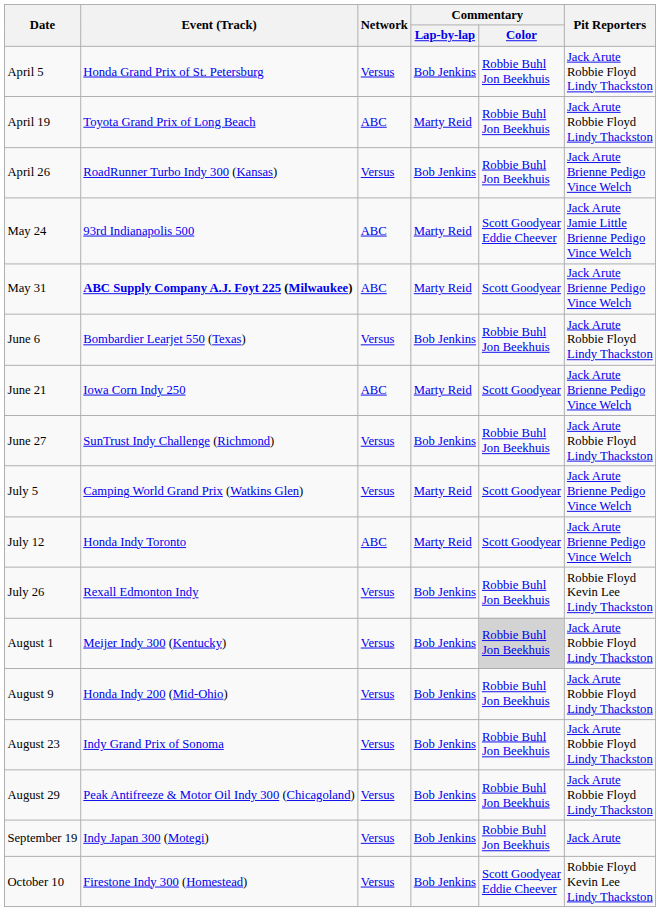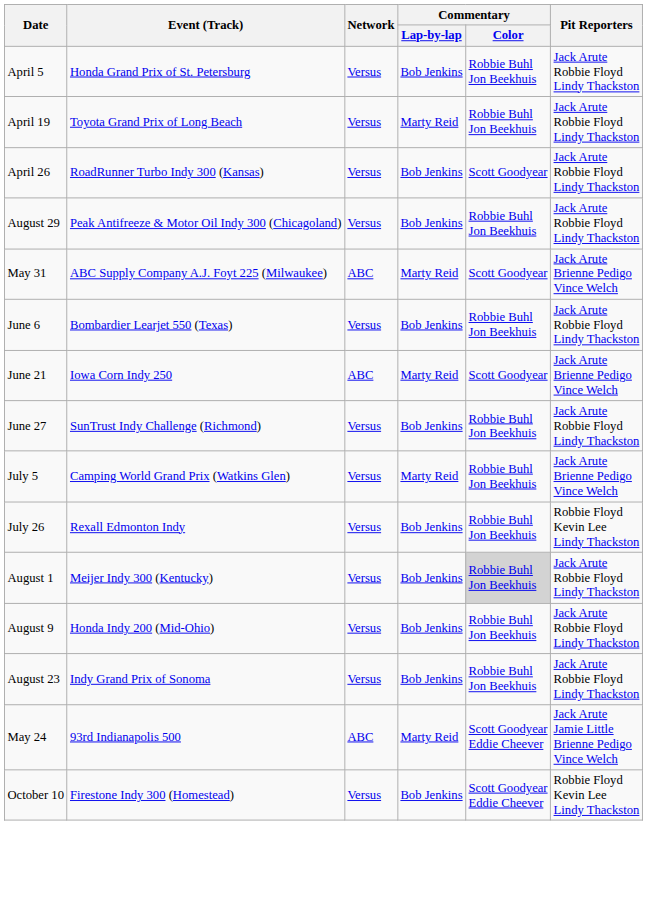(374, 121) ABC -> (364, 121) Versus
(516, 172) Robbie Buhl Jon Beekhuis -> (508, 172) Scott Goodyear
(606, 172) Jack Arute Brienne Pedigo Vince Welch -> (596, 172) Jack Arute Robbie Floyd Lindy Thackston
rows swapped: (27, 230) <-> (34, 794)
(218, 288) bold -> (199, 273) normal
(521, 491) Scott Goodyear -> (502, 476) Robbie Buhl Jon Beekhuis
- row: (26, 541)
- row: (42, 837)
